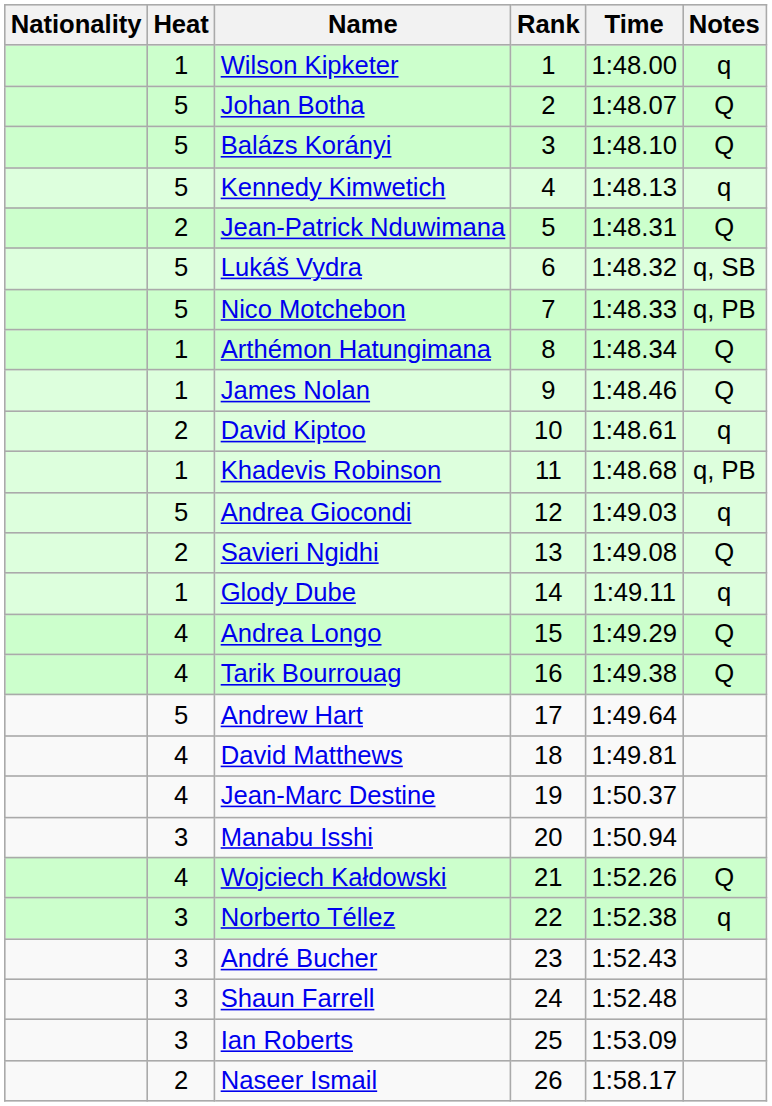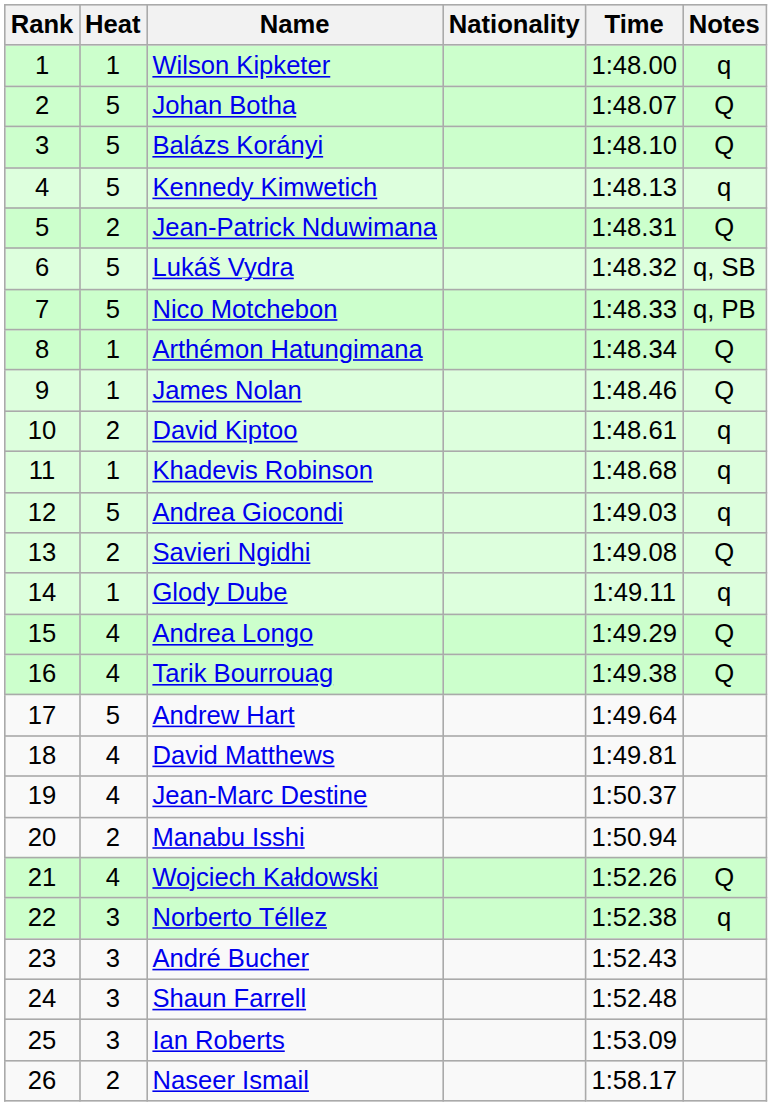columns swapped: (548, 24) <-> (76, 24)
(724, 471) q, PB -> (724, 471) q
(181, 836) 3 -> (113, 836) 2
